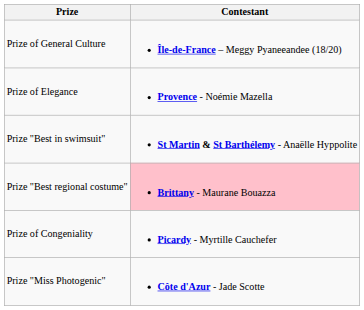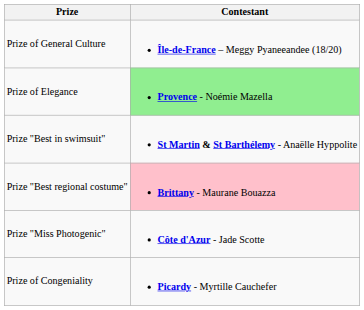(245, 97) no background -> (245, 97) lightgreen background
rows swapped: (50, 234) <-> (56, 281)
